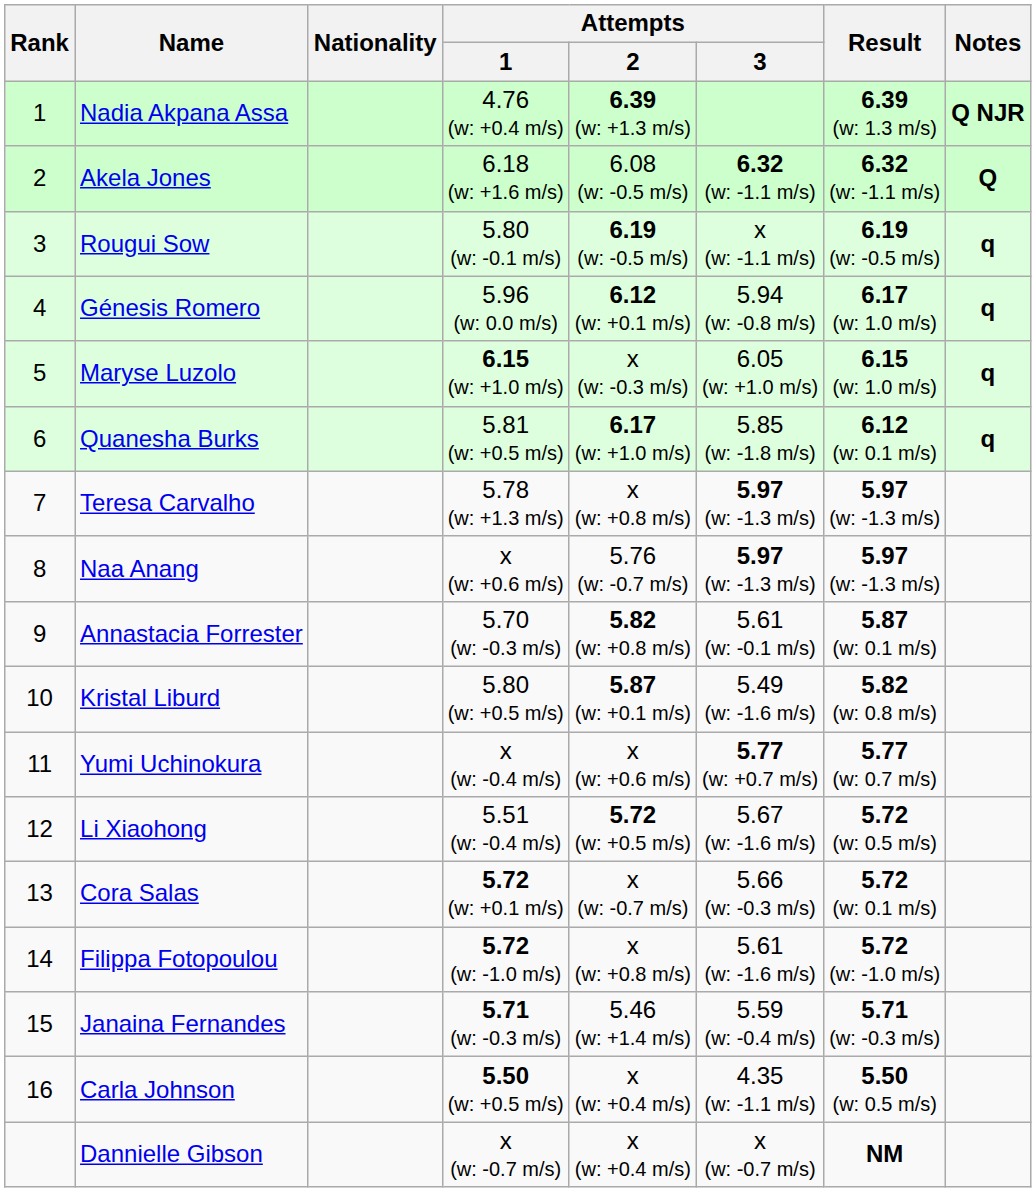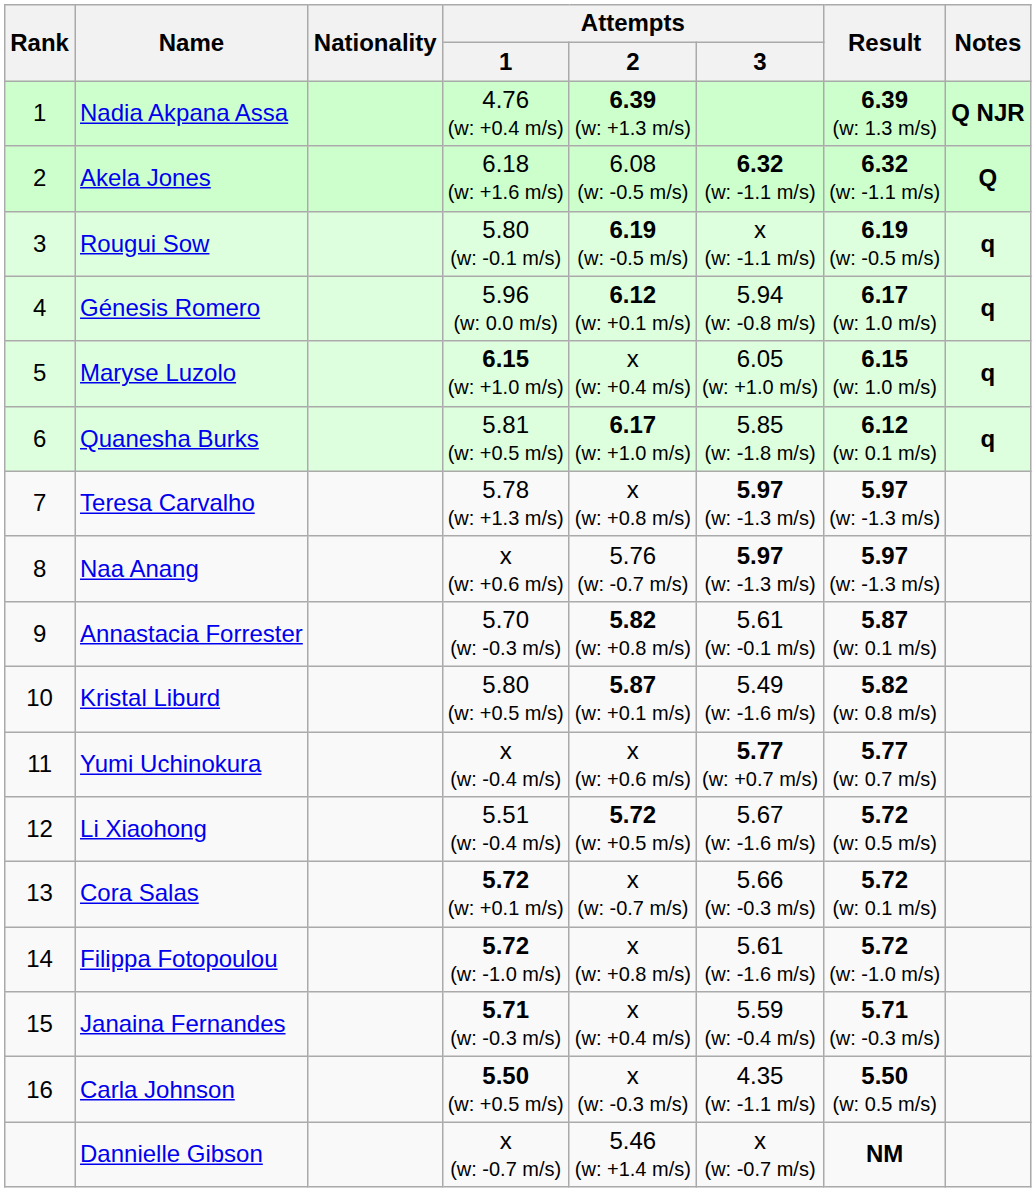(633, 373) x (w: -0.3 m/s) -> (633, 373) x (w: +0.4 m/s)
(633, 1024) 5.46 (w: +1.4 m/s) -> (633, 1024) x (w: +0.4 m/s)
(633, 1089) x (w: +0.4 m/s) -> (633, 1089) x (w: -0.3 m/s)
(633, 1154) x (w: +0.4 m/s) -> (633, 1154) 5.46 (w: +1.4 m/s)
